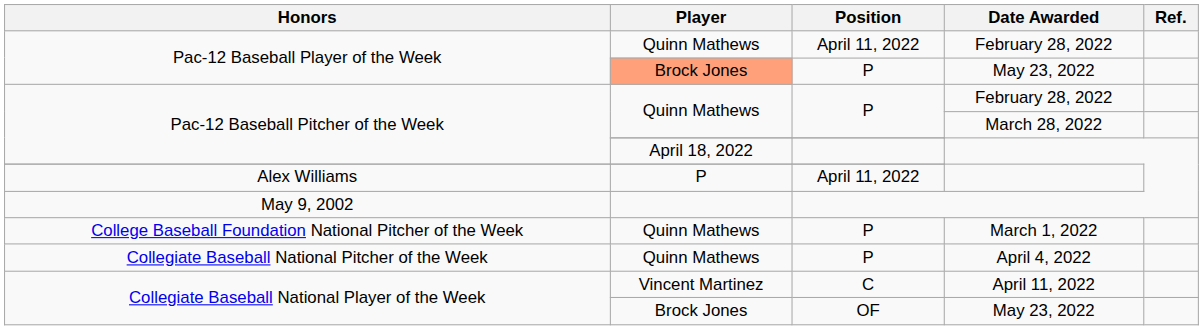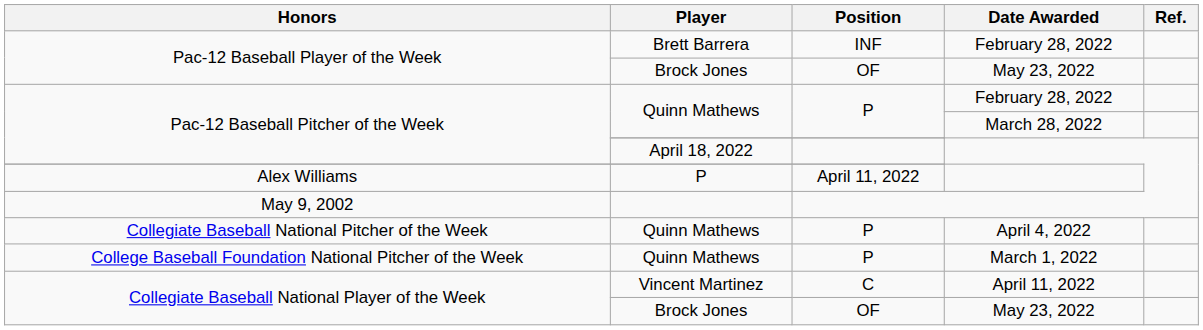(701, 44) Quinn Mathews -> (701, 44) Brett Barrera
(868, 44) April 11, 2022 -> (868, 44) INF
(701, 71) lightsalmon background -> (701, 71) no background
(868, 71) P -> (868, 71) OF
rows swapped: (307, 230) <-> (307, 257)
